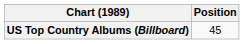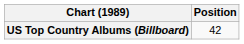(215, 30) 45 -> (215, 30) 42
